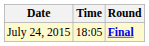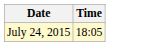- column: (125, 13)
